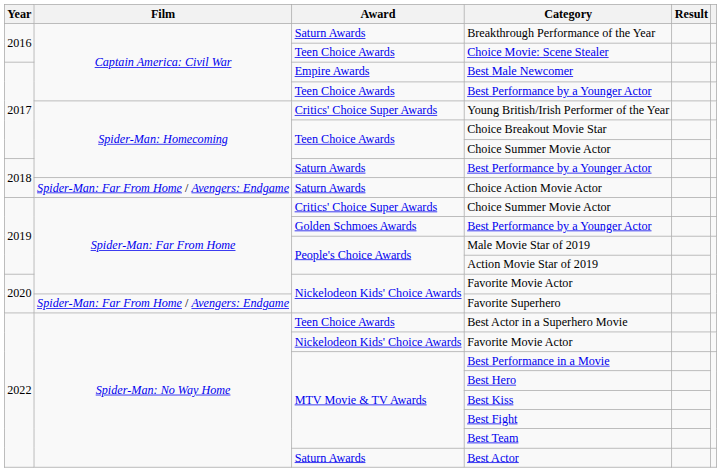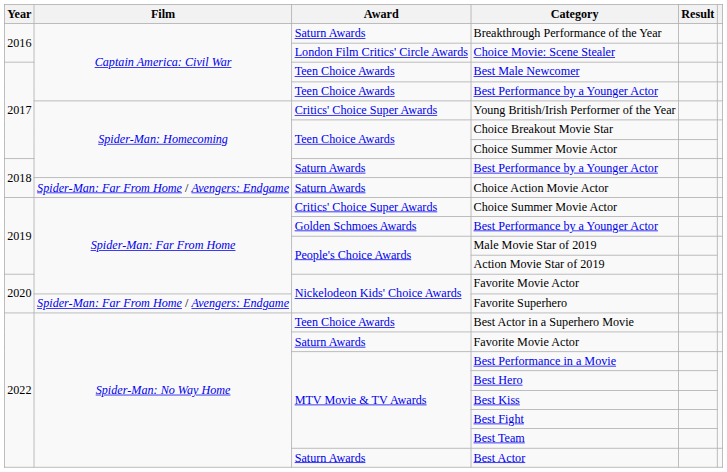(345, 52) Teen Choice Awards -> (381, 52) London Film Critics' Circle Awards
(332, 71) Empire Awards -> (345, 71) Teen Choice Awards
(378, 341) Nickelodeon Kids' Choice Awards -> (330, 341) Saturn Awards
